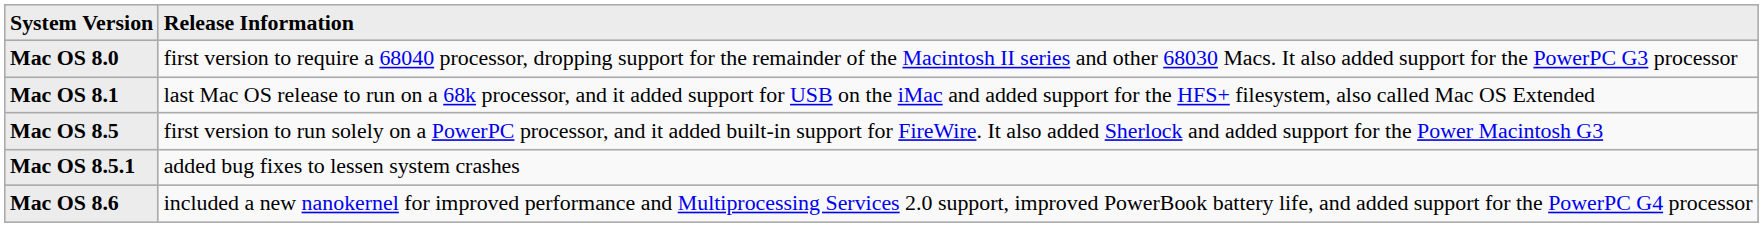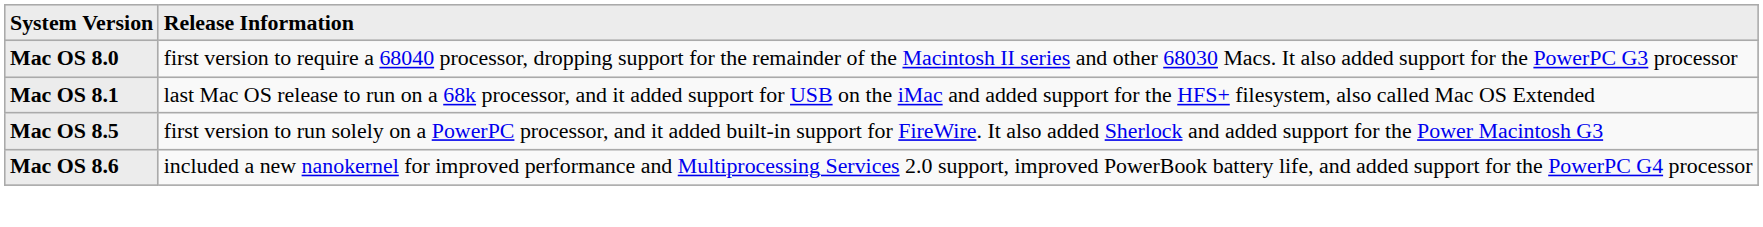- row: (73, 166)
